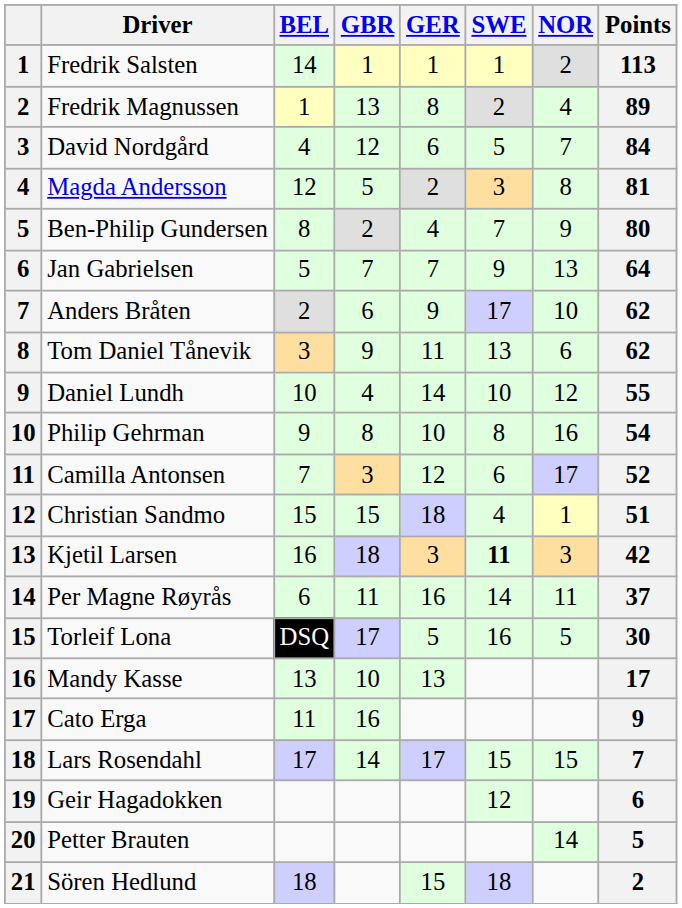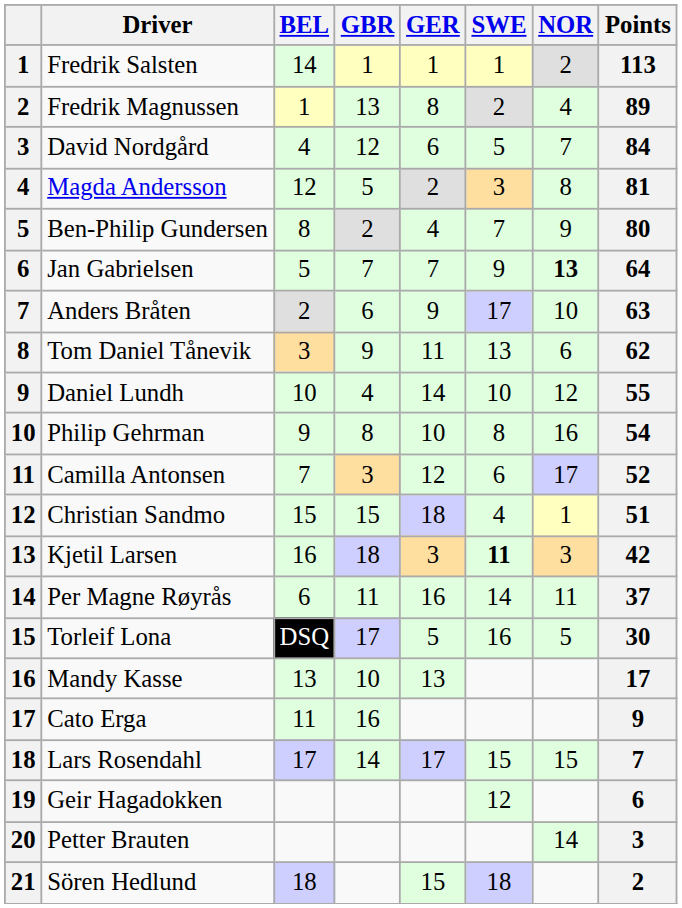(566, 269) normal -> (566, 269) bold
(638, 310) 62 -> (638, 310) 63
(638, 841) 5 -> (638, 841) 3
